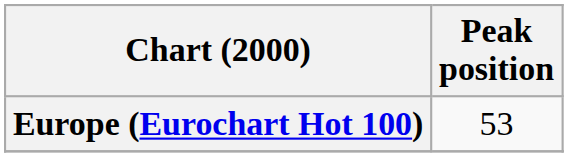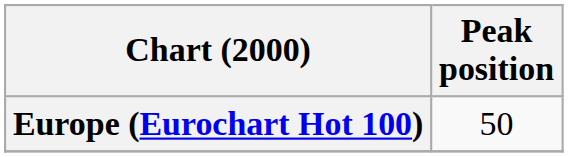(497, 123) 53 -> (497, 123) 50
